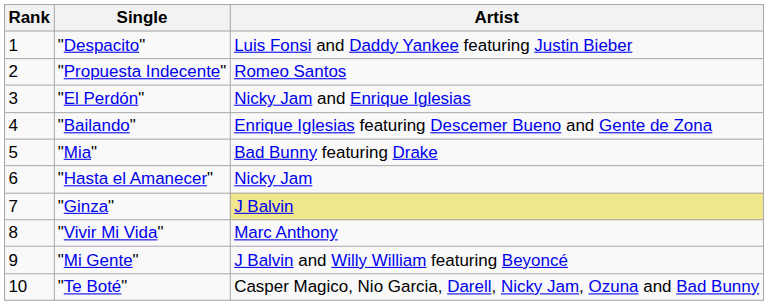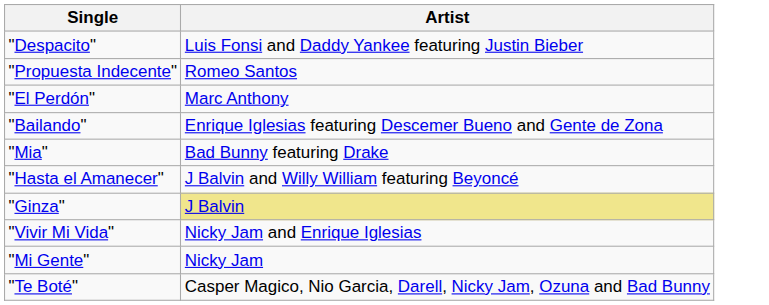- column: (29, 17)
(352, 98) Nicky Jam and Enrique Iglesias -> (237, 98) Marc Anthony
(273, 179) Nicky Jam -> (352, 179) J Balvin and Willy William featuring Beyoncé
(286, 233) Marc Anthony -> (303, 233) Nicky Jam and Enrique Iglesias
(401, 260) J Balvin and Willy William featuring Beyoncé -> (224, 260) Nicky Jam
